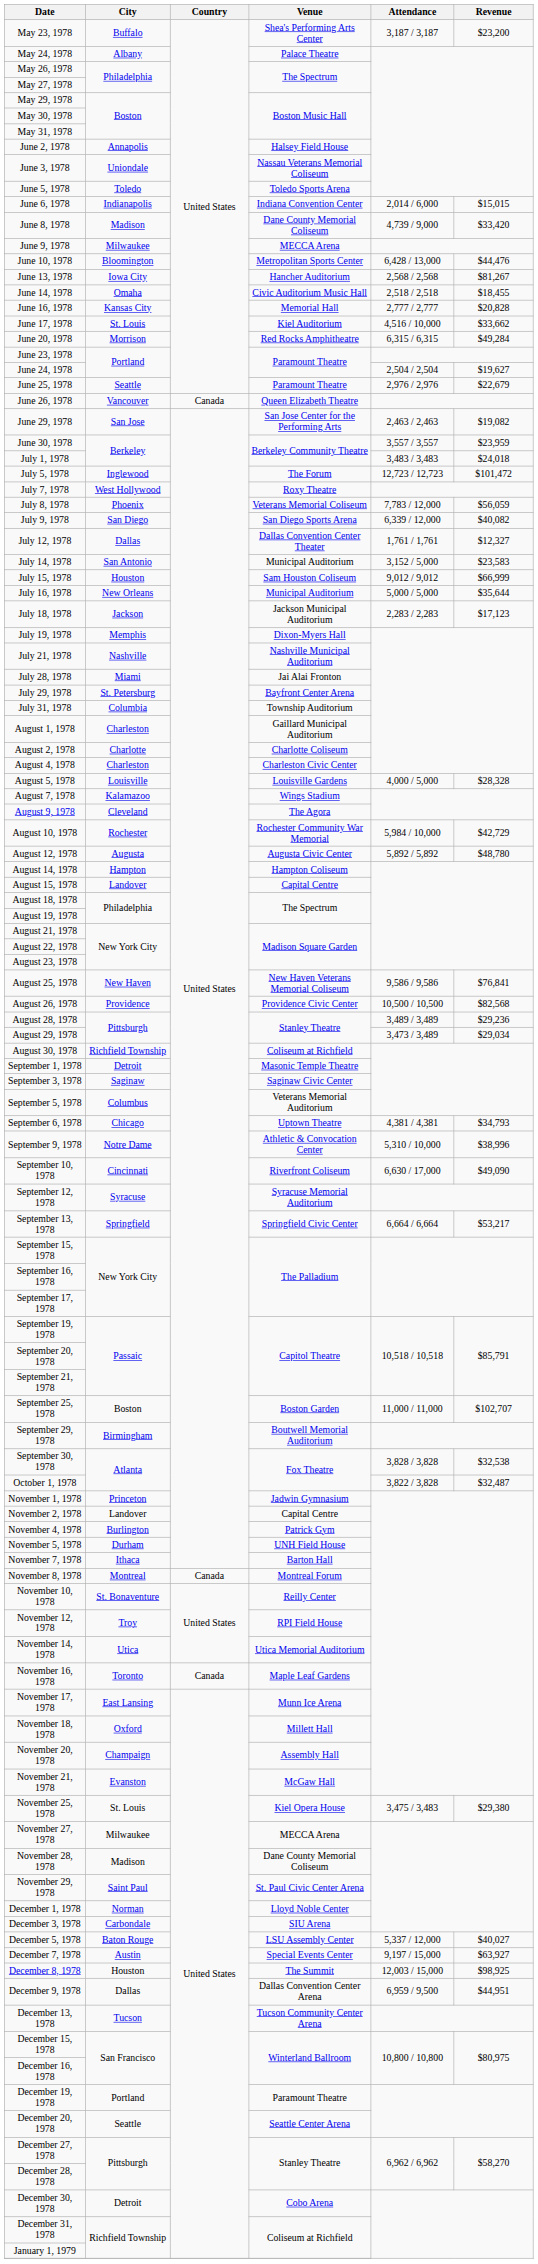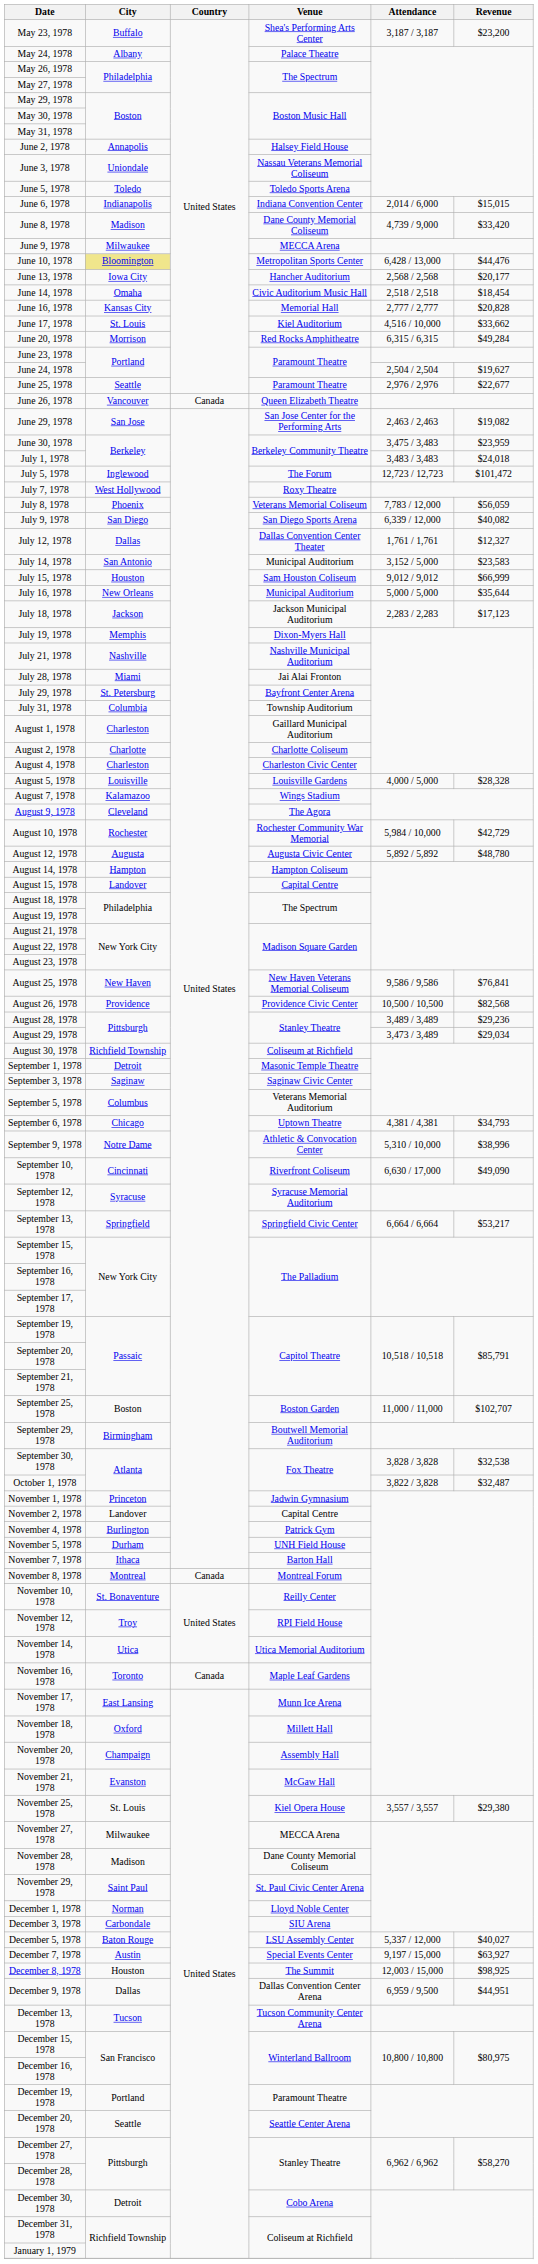(128, 261) no background -> (128, 261) khaki background
(494, 277) $81,267 -> (494, 277) $20,177
(494, 292) $18,455 -> (494, 292) $18,454
(494, 385) $22,679 -> (494, 385) $22,677
(412, 443) 3,557 / 3,557 -> (412, 443) 3,475 / 3,483
(412, 1808) 3,475 / 3,483 -> (412, 1808) 3,557 / 3,557
